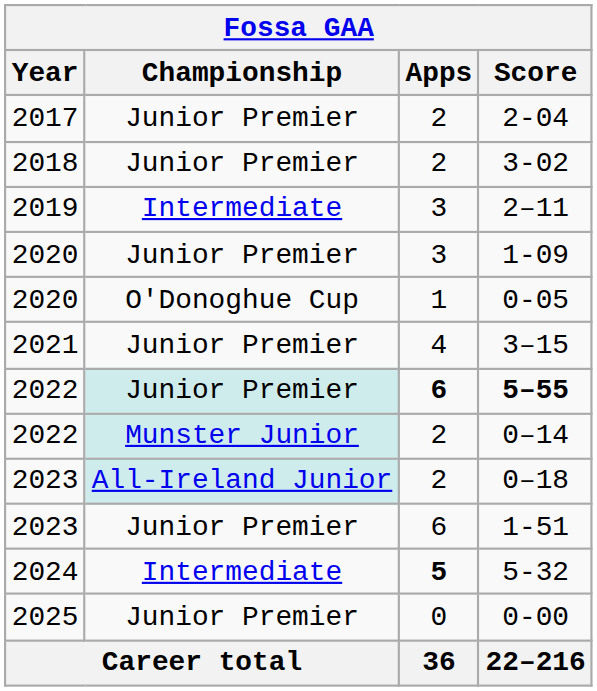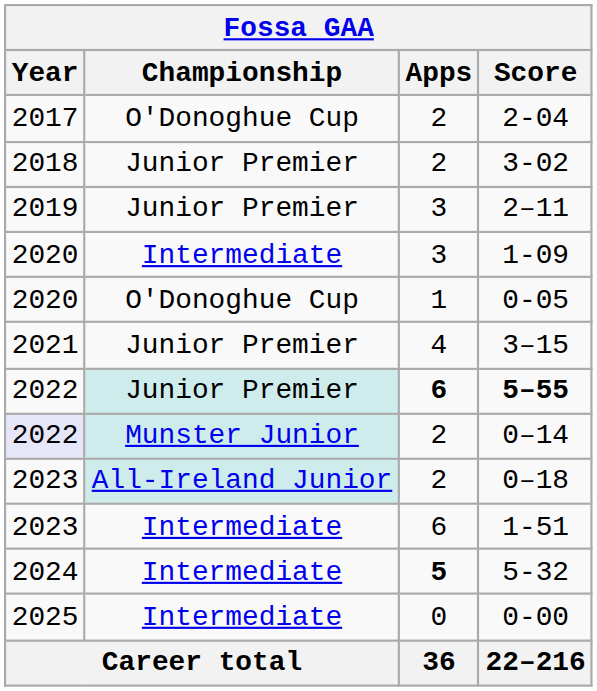(242, 118) Junior Premier -> (242, 118) O'Donoghue Cup
(242, 209) Intermediate -> (242, 209) Junior Premier
(242, 254) Junior Premier -> (242, 254) Intermediate
(45, 436) no background -> (45, 436) lavender background
(242, 526) Junior Premier -> (242, 526) Intermediate
(242, 617) Junior Premier -> (242, 617) Intermediate
